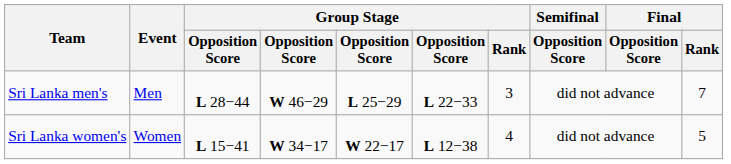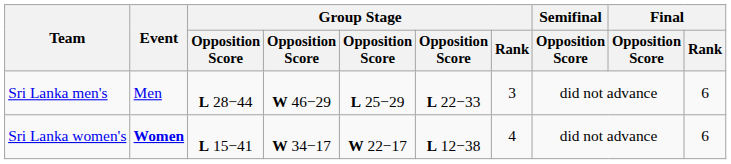(702, 93) 7 -> (705, 93) 6
(157, 136) normal -> (159, 136) bold
(702, 136) 5 -> (705, 136) 6
